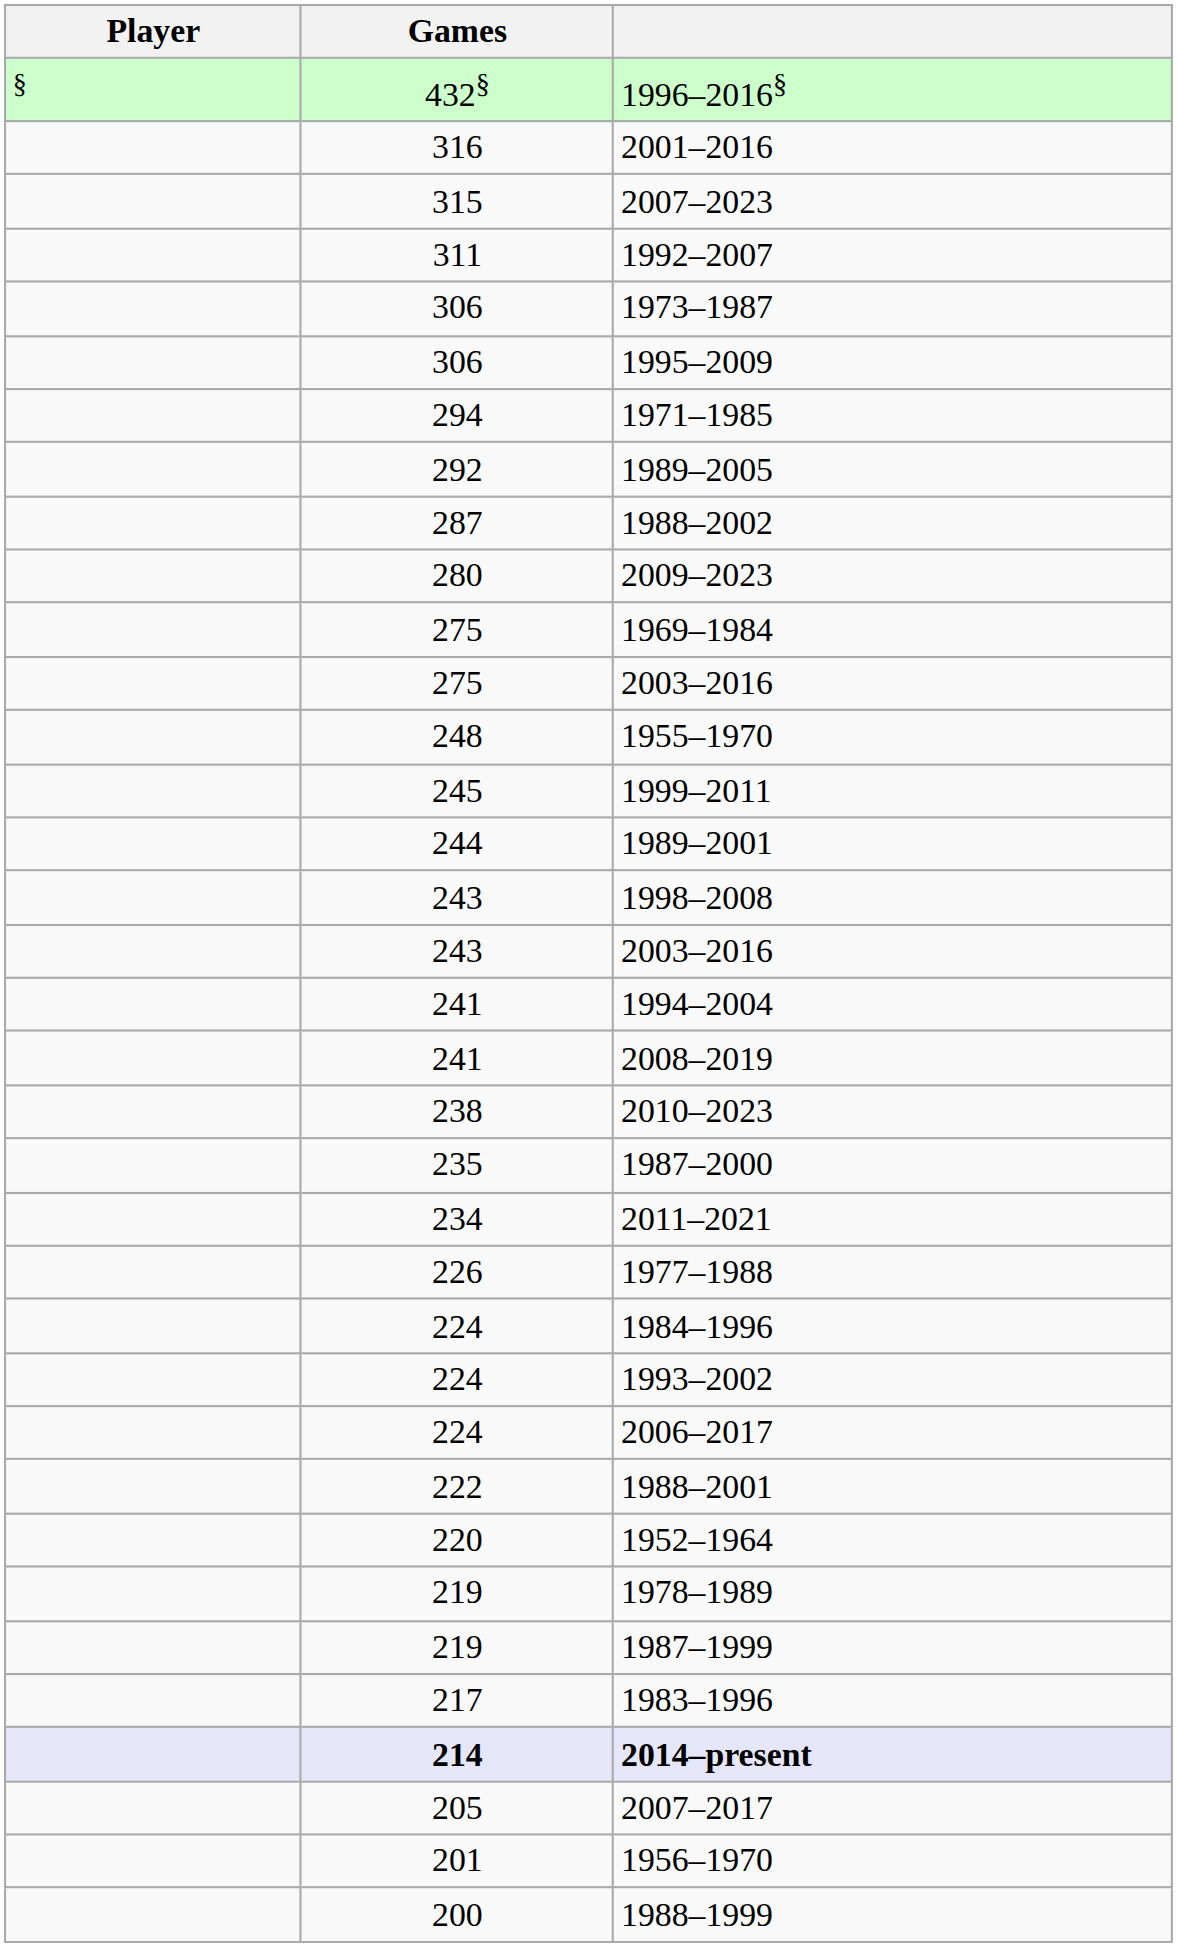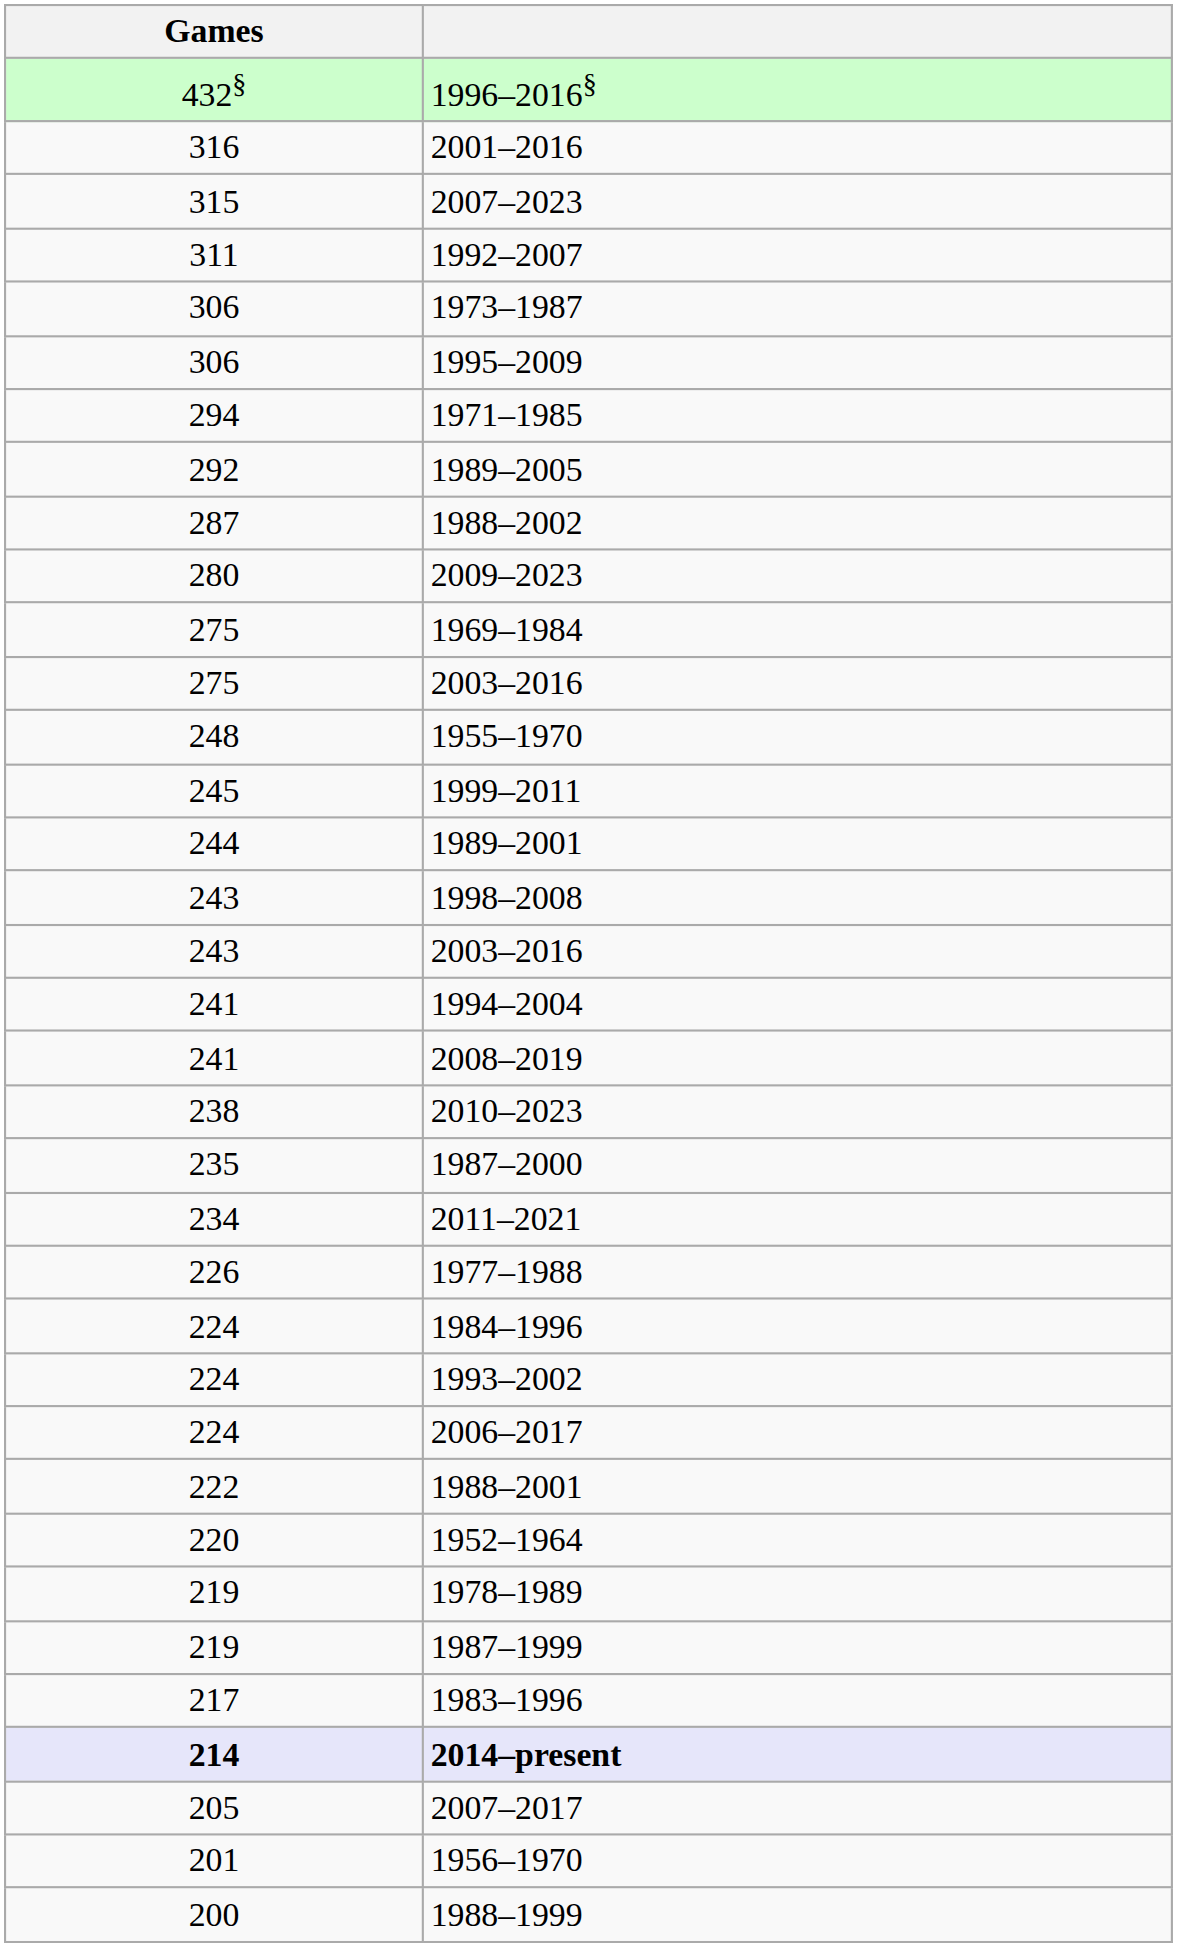- column: (153, 31)
